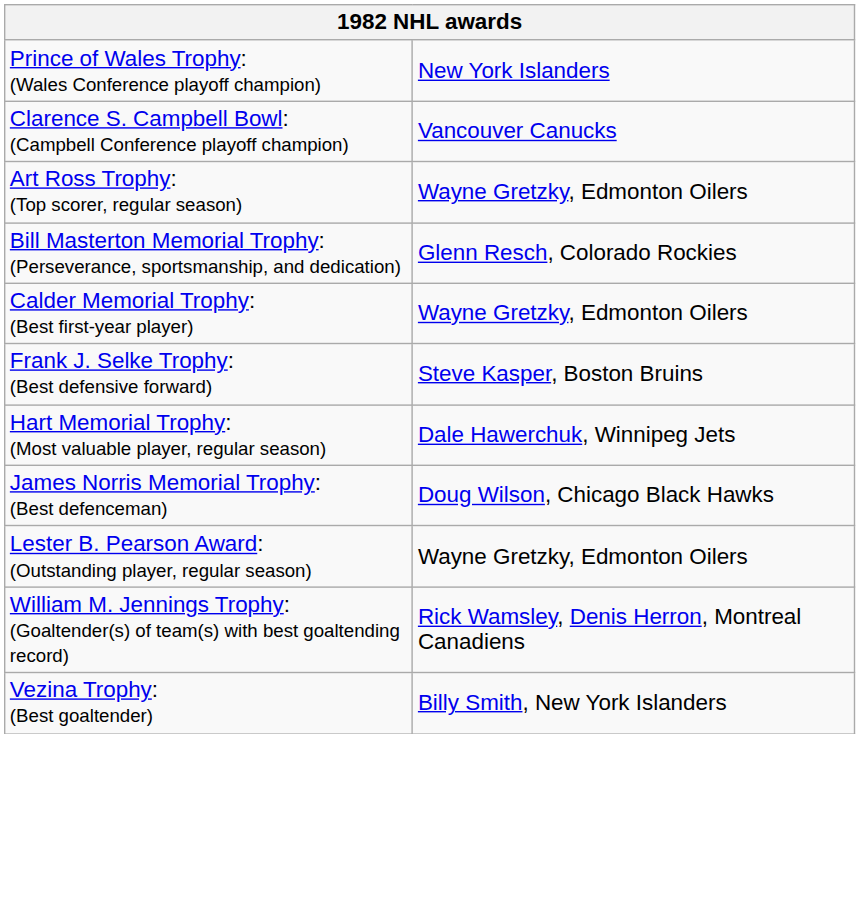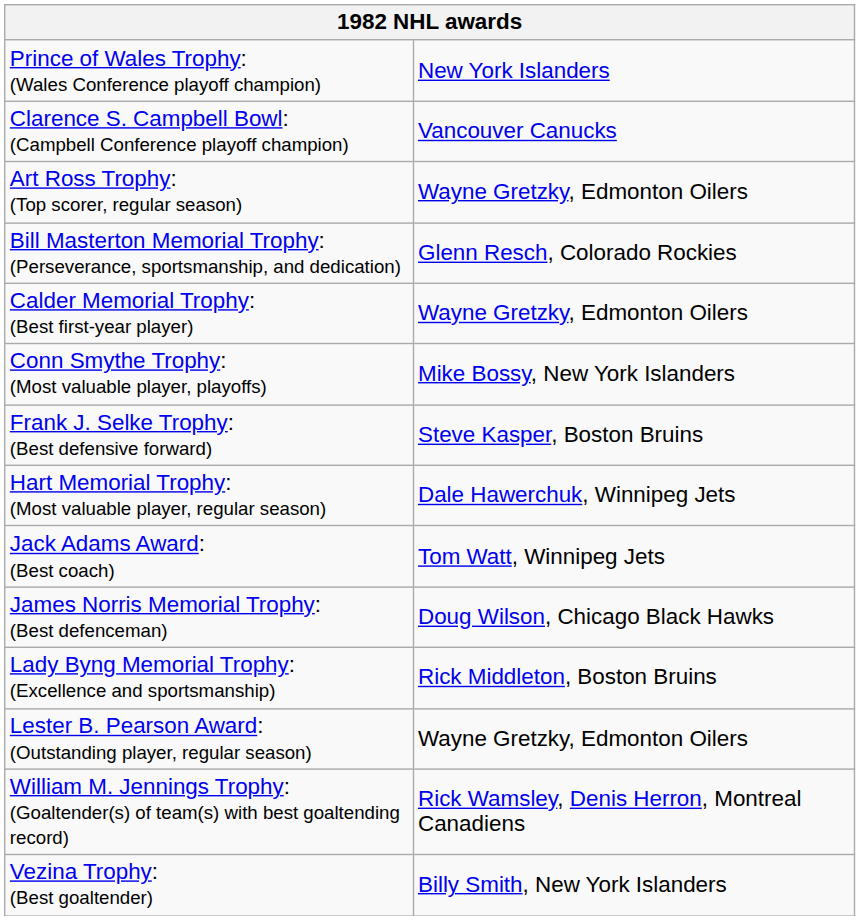+ row: (138, 374)
+ row: (107, 556)
+ row: (152, 677)
